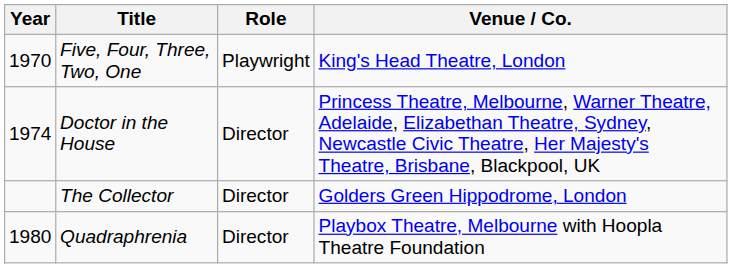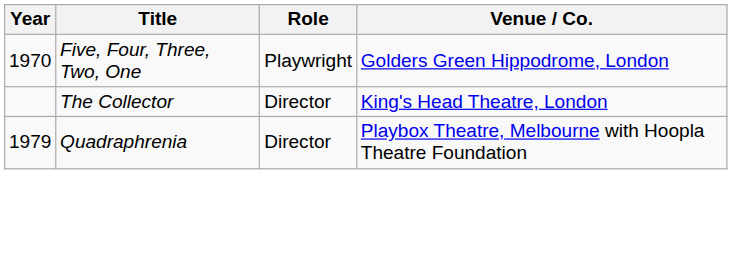(442, 60) King's Head Theatre, London -> (515, 60) Golders Green Hippodrome, London
- row: (114, 133)
(473, 195) Golders Green Hippodrome, London -> (484, 101) King's Head Theatre, London
(30, 236) 1980 -> (30, 142) 1979
